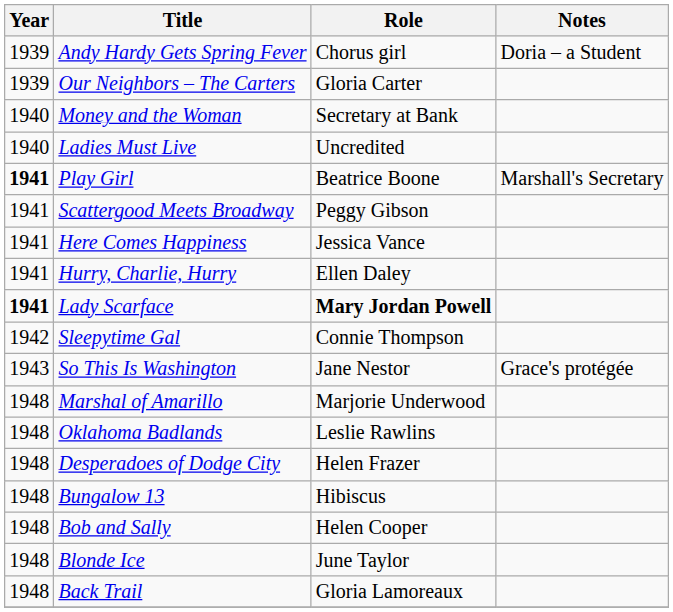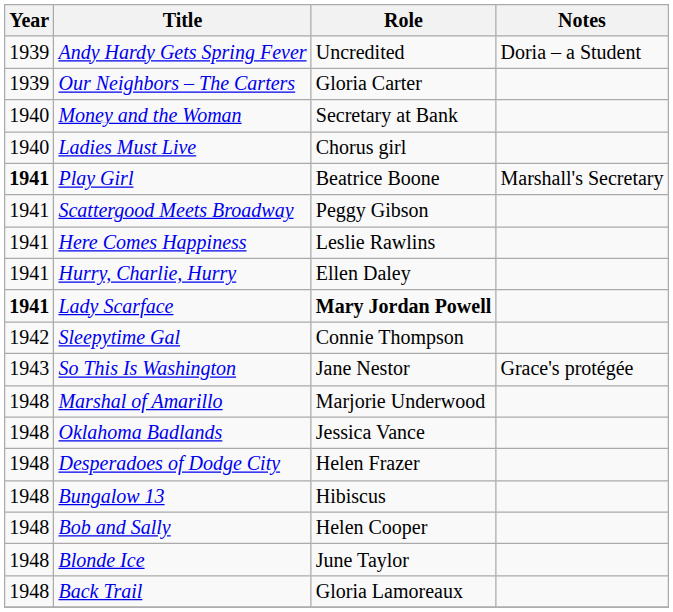(361, 52) Chorus girl -> (360, 52) Uncredited
(360, 147) Uncredited -> (361, 147) Chorus girl
(370, 242) Jessica Vance -> (375, 242) Leslie Rawlins
(375, 432) Leslie Rawlins -> (370, 432) Jessica Vance
